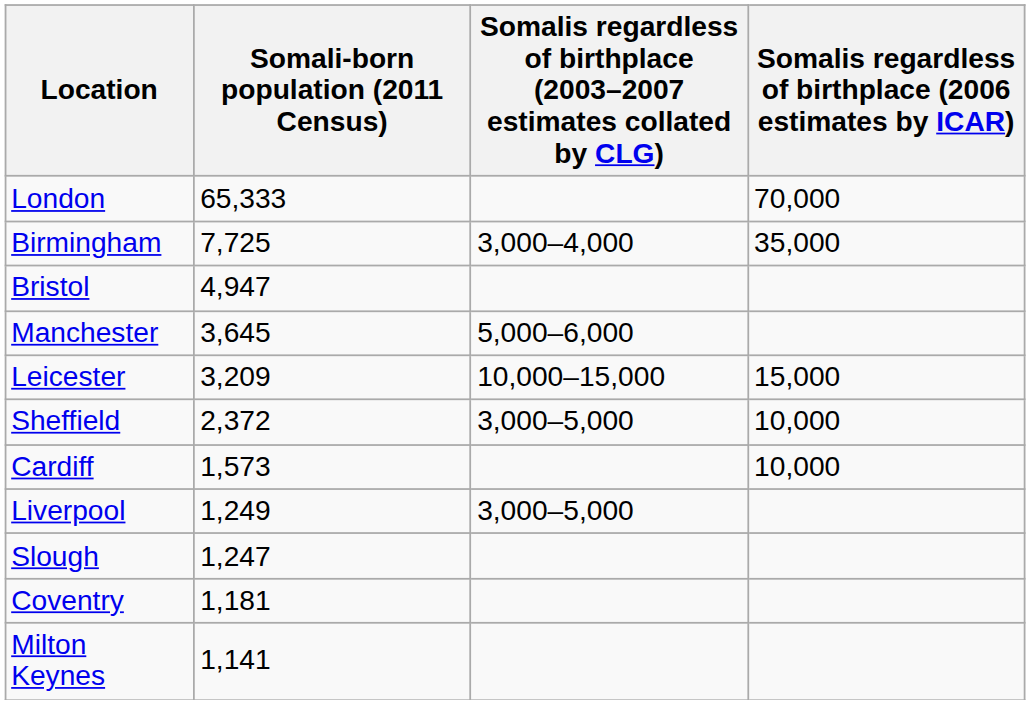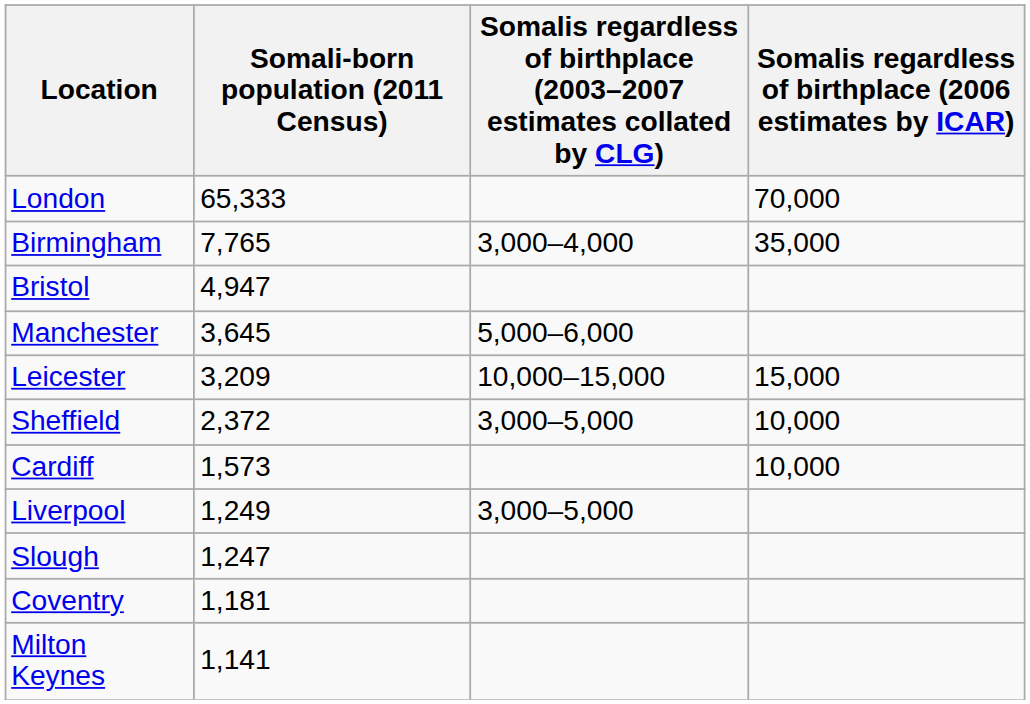(235, 243) 7,725 -> (235, 243) 7,765
